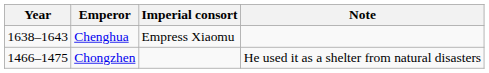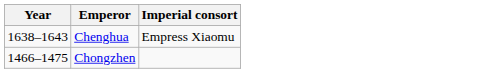- column: (362, 15)
